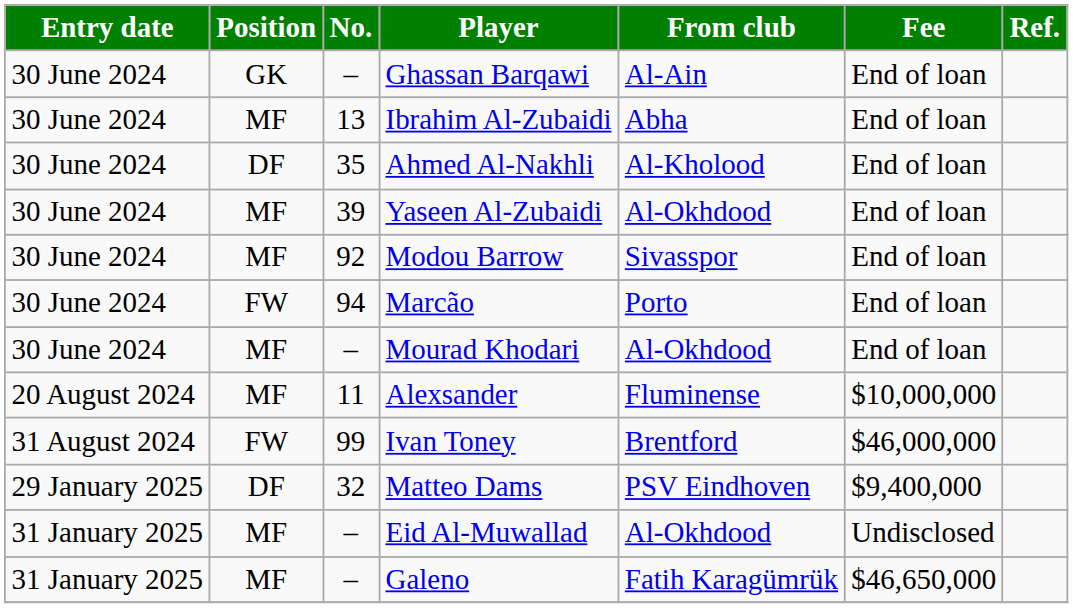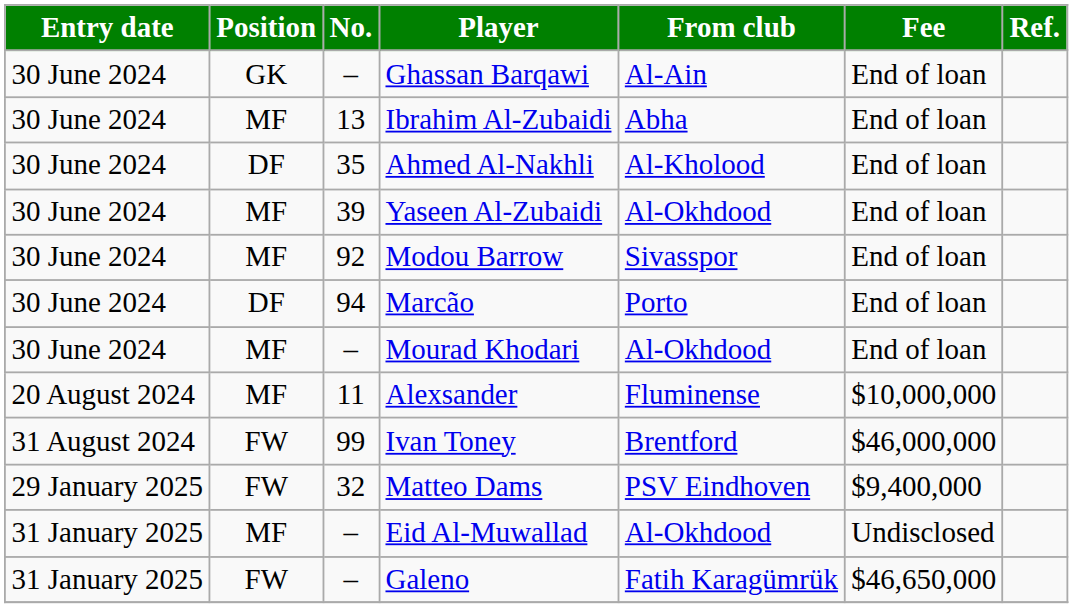(266, 303) FW -> (266, 303) DF
(266, 486) DF -> (266, 486) FW
(266, 578) MF -> (266, 578) FW
